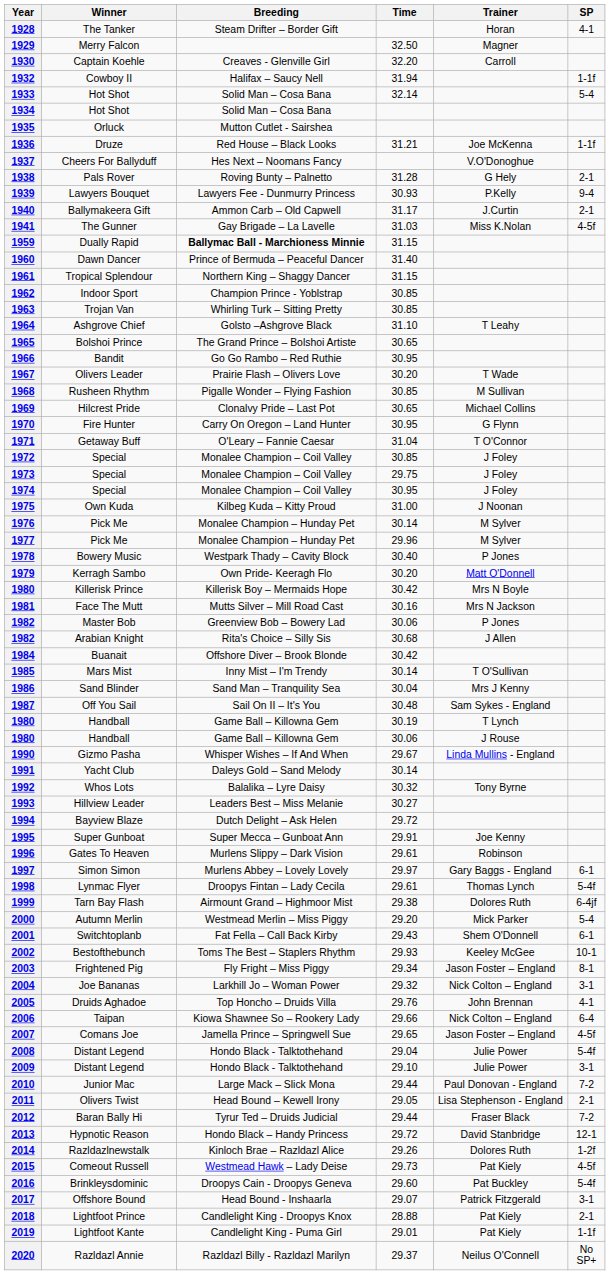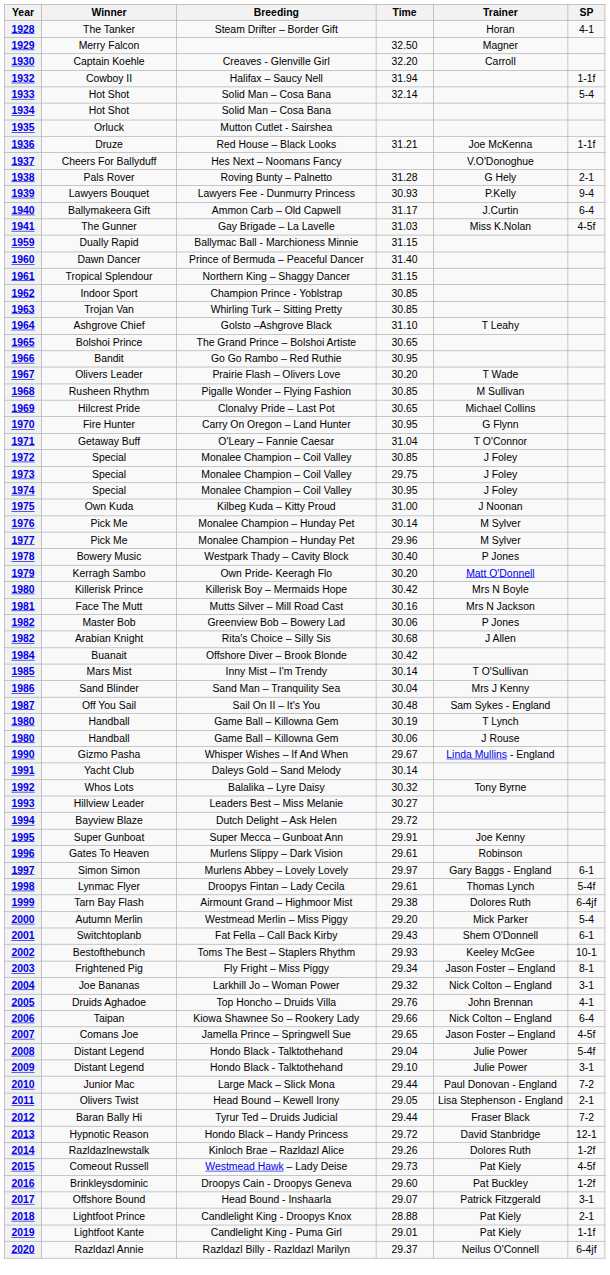(586, 210) 2-1 -> (586, 210) 6-4
(276, 243) bold -> (276, 243) normal
(586, 1183) 5-4f -> (586, 1183) 1-2f
(586, 1255) No SP+ -> (586, 1249) 6-4jf
